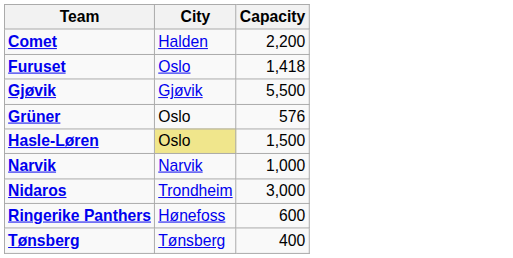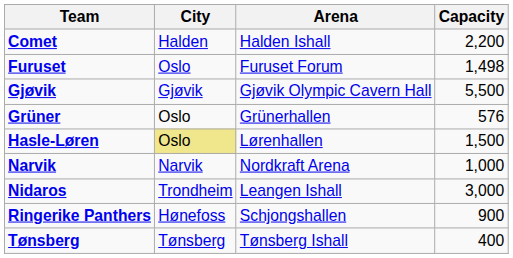+ column: (336, 16)
(286, 66) 1,418 -> (484, 66) 1,498
(292, 215) 600 -> (491, 215) 900
